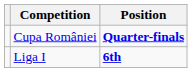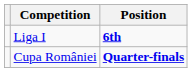rows swapped: (30, 57) <-> (55, 36)
